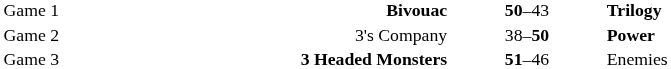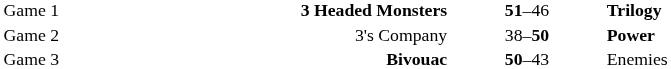(417, 10) Bivouac -> (374, 10) 3 Headed Monsters
(527, 10) 50–43 -> (527, 10) 51–46
(374, 59) 3 Headed Monsters -> (417, 59) Bivouac
(527, 59) 51–46 -> (527, 59) 50–43
